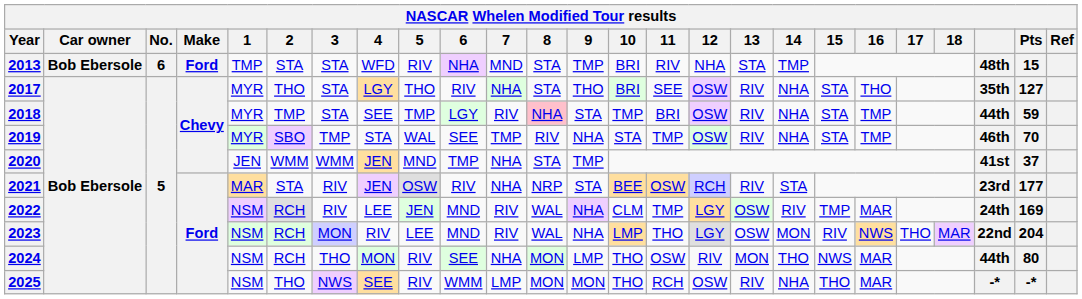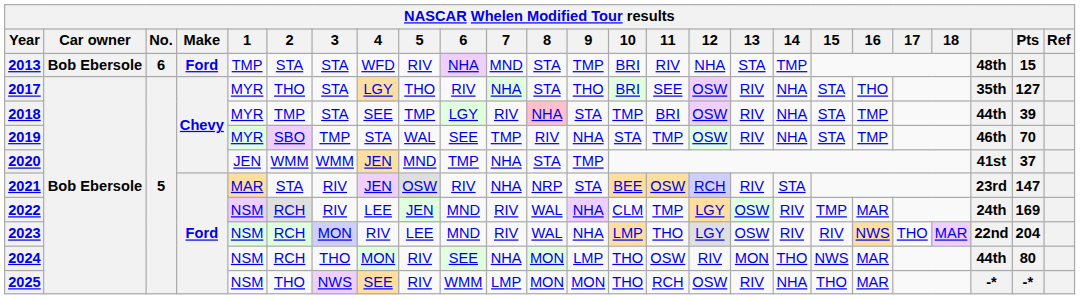(1031, 113) 59 -> (1028, 113) 39
(1031, 186) 177 -> (1028, 186) 147
(793, 234) MON -> (792, 234) RIV
